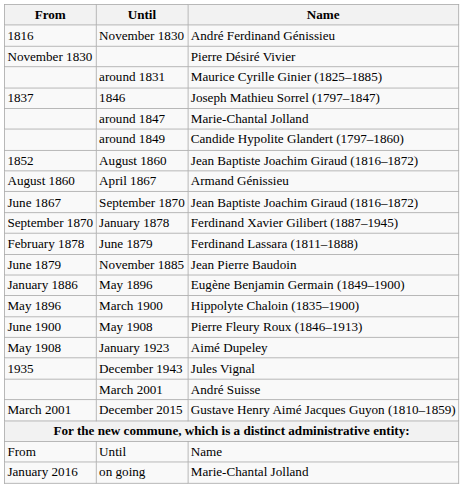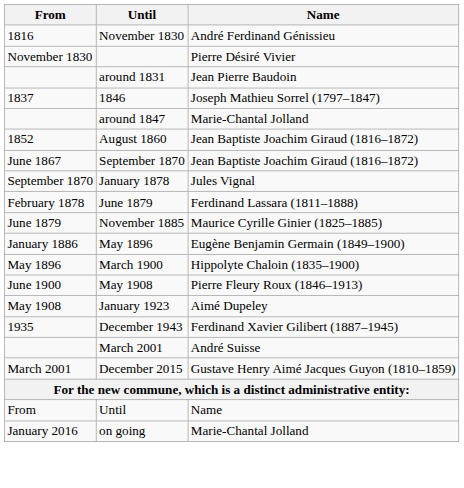(286, 77) Maurice Cyrille Ginier (1825–1885) -> (244, 77) Jean Pierre Baudoin
- row: (132, 139)
- row: (128, 181)
(294, 222) Ferdinand Xavier Gilibert (1887–1945) -> (223, 181) Jules Vignal
(244, 264) Jean Pierre Baudoin -> (286, 222) Maurice Cyrille Ginier (1825–1885)
(223, 368) Jules Vignal -> (294, 327) Ferdinand Xavier Gilibert (1887–1945)
